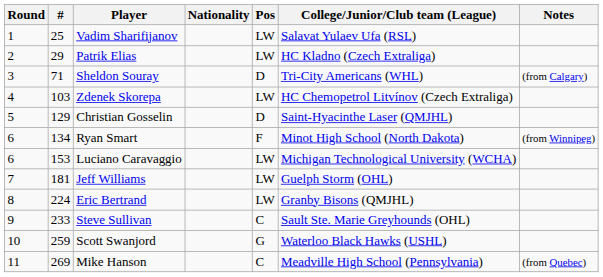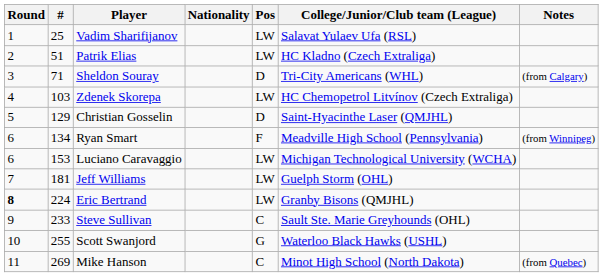(57, 55) 29 -> (57, 55) 51
(372, 138) Minot High School (North Dakota) -> (382, 138) Meadville High School (Pennsylvania)
(11, 199) normal -> (11, 199) bold
(61, 240) 259 -> (61, 240) 255
(382, 261) Meadville High School (Pennsylvania) -> (372, 261) Minot High School (North Dakota)
